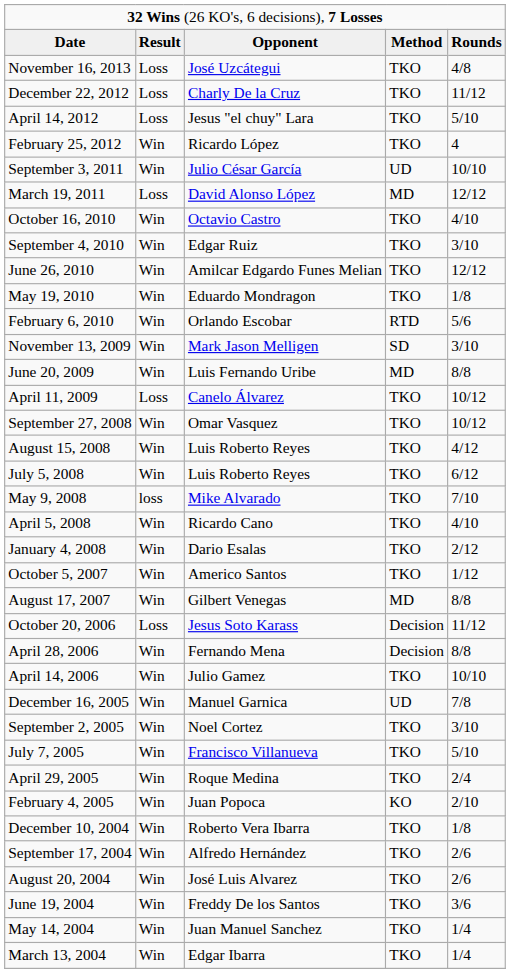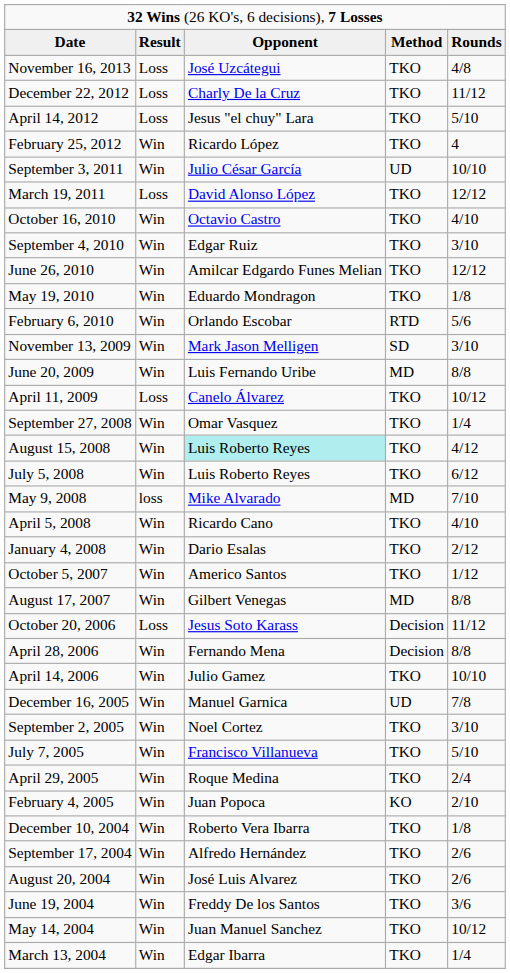(402, 194) MD -> (405, 194) TKO
(469, 422) 10/12 -> (461, 422) 1/4
(249, 448) no background -> (249, 448) paleturquoise background
(405, 498) TKO -> (402, 498) MD
(461, 929) 1/4 -> (469, 929) 10/12
